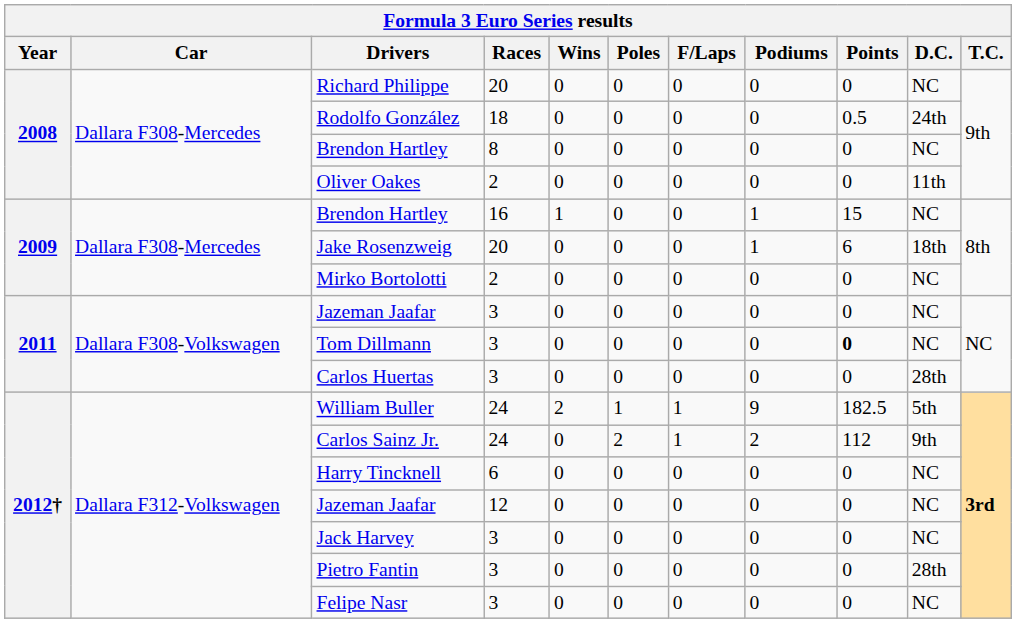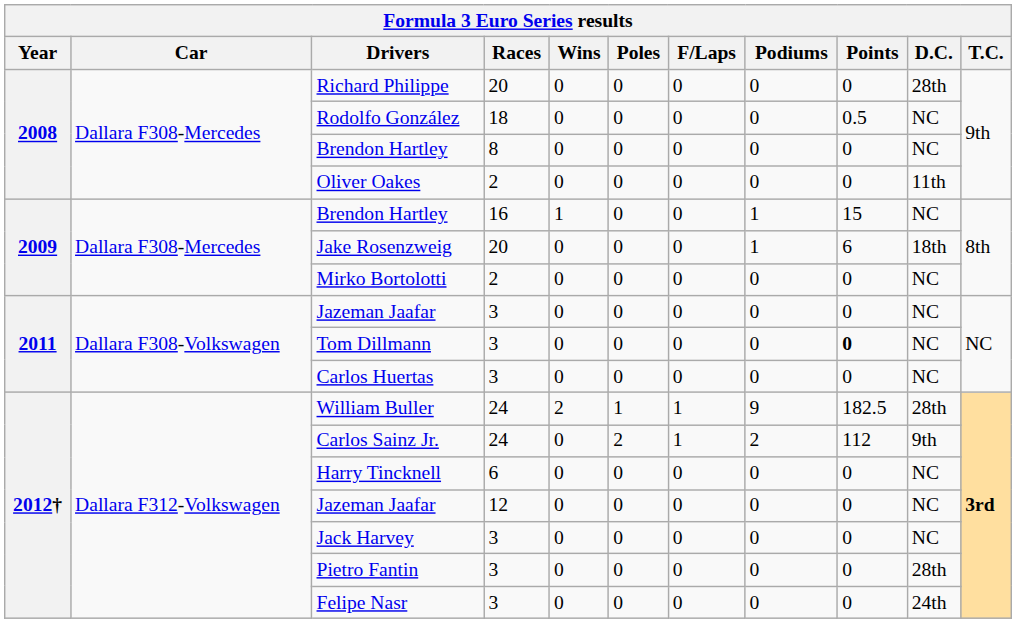(925, 84) NC -> (929, 84) 28th
(929, 117) 24th -> (925, 117) NC
(929, 375) 28th -> (925, 375) NC
(924, 407) 5th -> (929, 407) 28th
(925, 601) NC -> (929, 601) 24th
